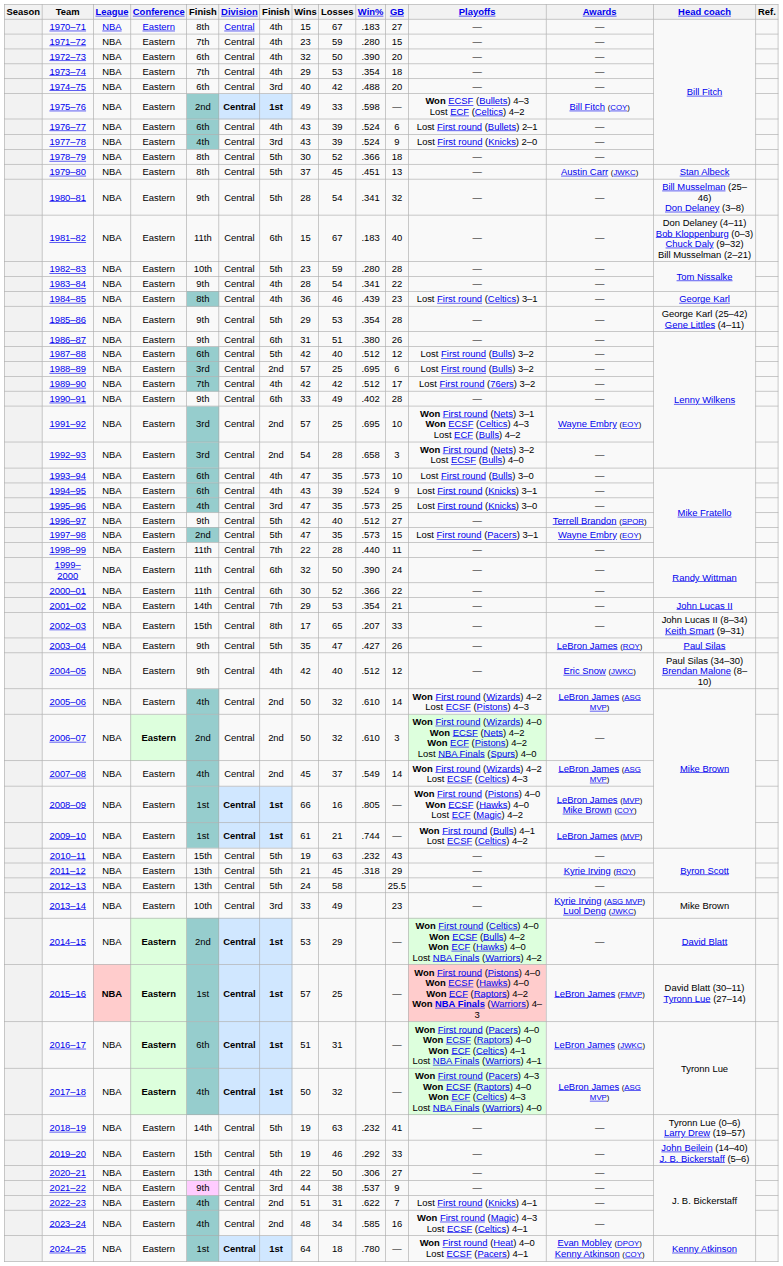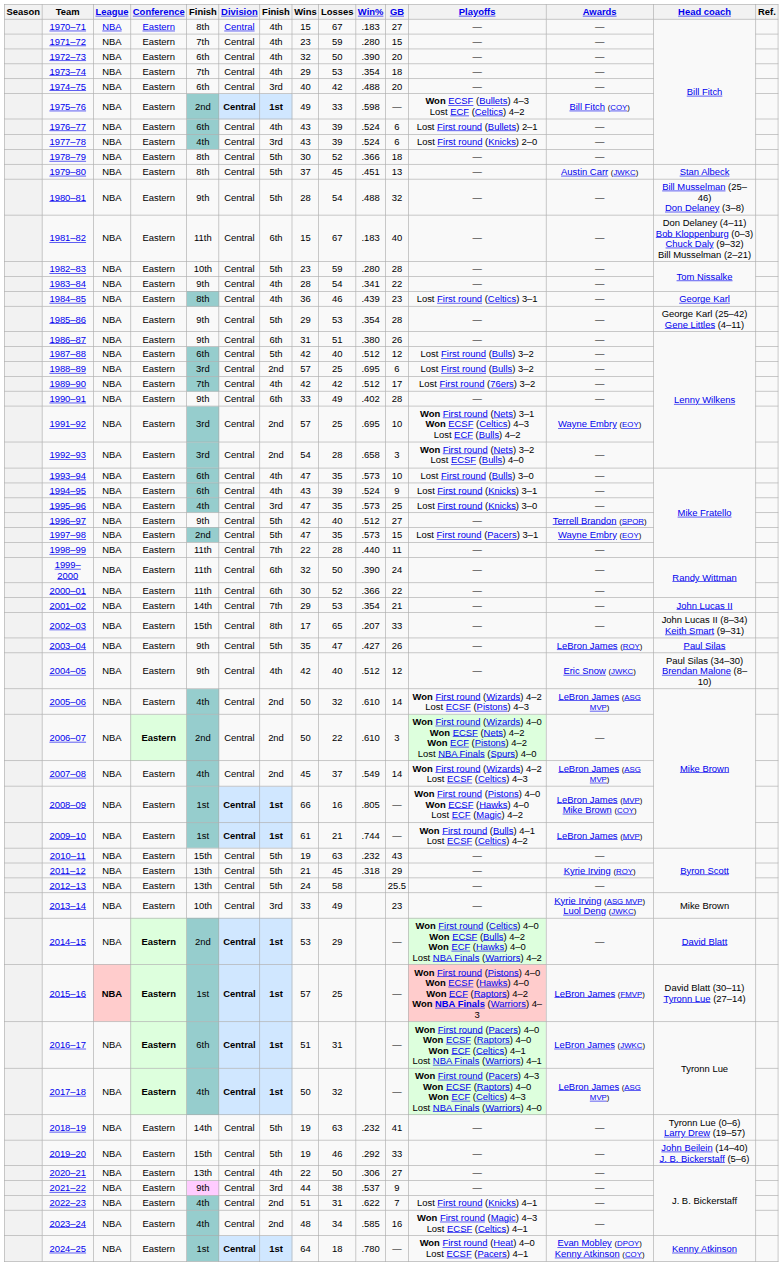(397, 142) 9 -> (397, 142) 6
(371, 197) .341 -> (371, 197) .488
(337, 738) 32 -> (337, 738) 22
